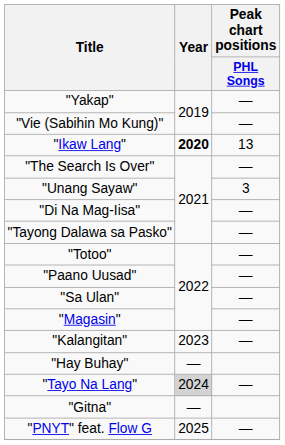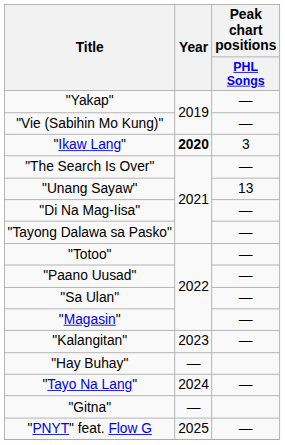(246, 145) 13 -> (246, 145) 3
(246, 188) 3 -> (246, 188) 13
(194, 385) lightgrey background -> (194, 385) no background
